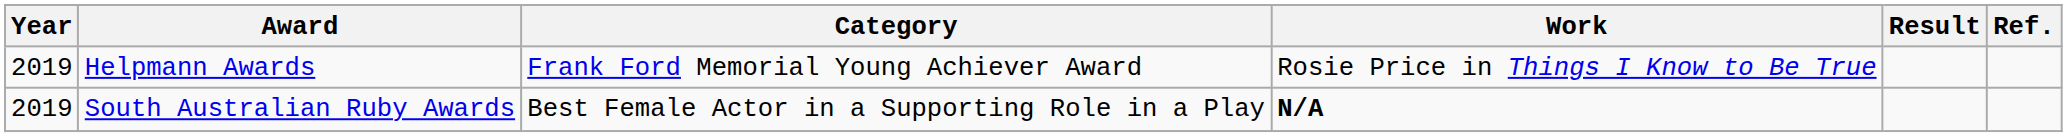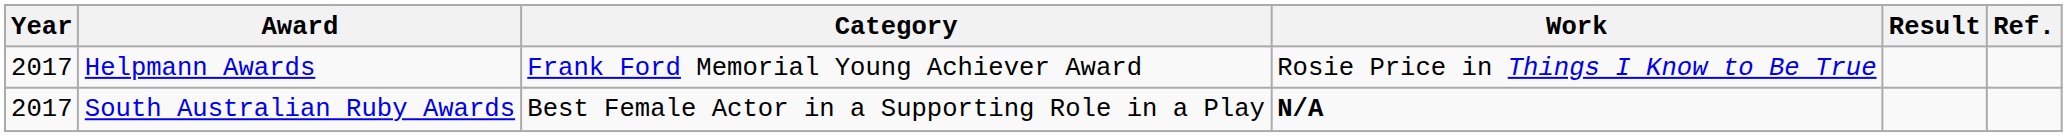(42, 68) 2019 -> (42, 68) 2017
(42, 109) 2019 -> (42, 109) 2017
